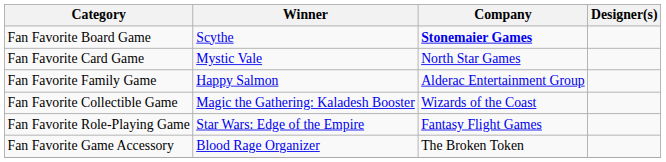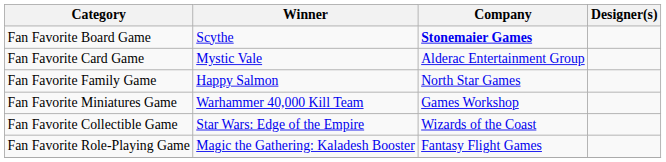(471, 59) North Star Games -> (503, 59) Alderac Entertainment Group
(503, 80) Alderac Entertainment Group -> (471, 80) North Star Games
+ row: (92, 102)
(306, 102) Magic the Gathering: Kaladesh Booster -> (280, 124) Star Wars: Edge of the Empire
(280, 124) Star Wars: Edge of the Empire -> (306, 146) Magic the Gathering: Kaladesh Booster
- row: (91, 146)
